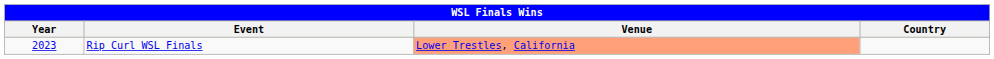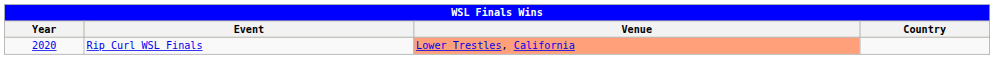(44, 46) 2023 -> (44, 46) 2020
